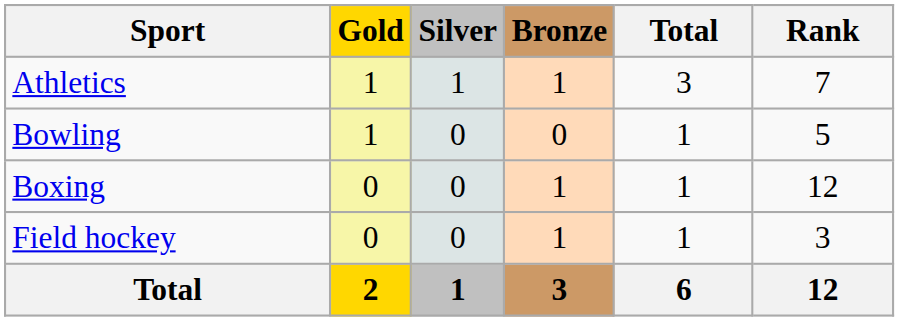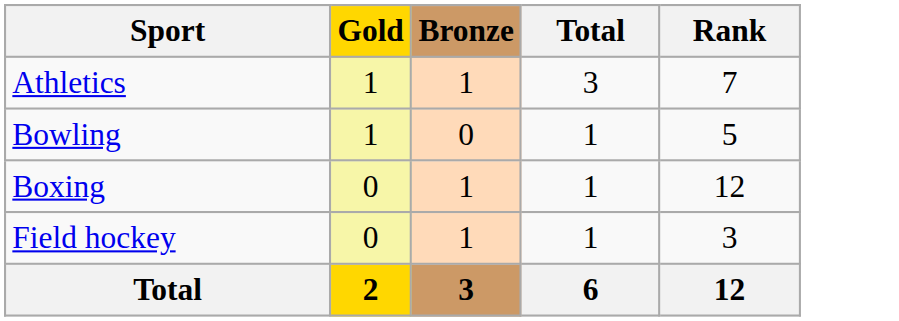- column: (458, 30)
